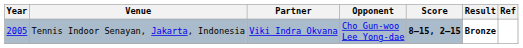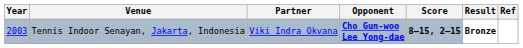(17, 31) 2005 -> (17, 31) 2003
(373, 31) normal -> (373, 31) bold
